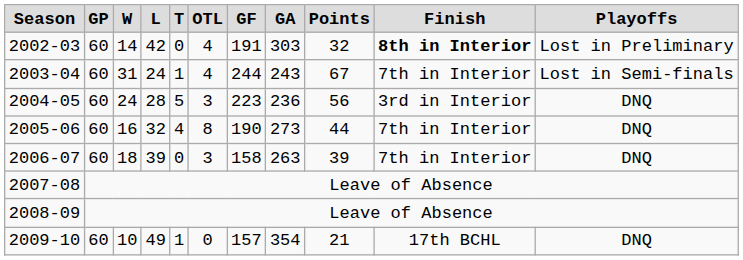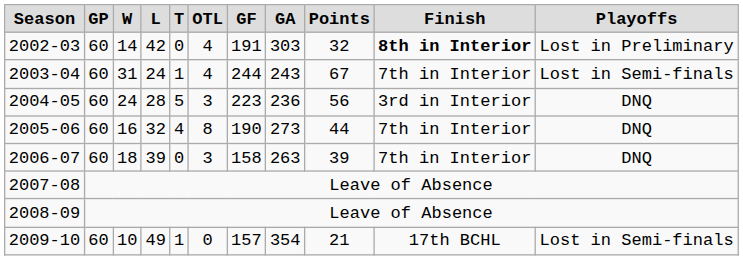(637, 241) DNQ -> (637, 241) Lost in Semi-finals
